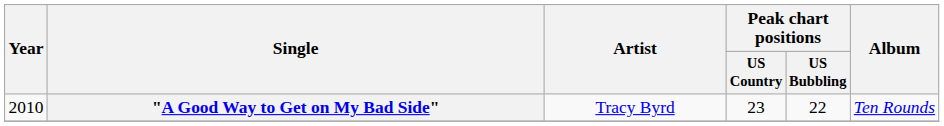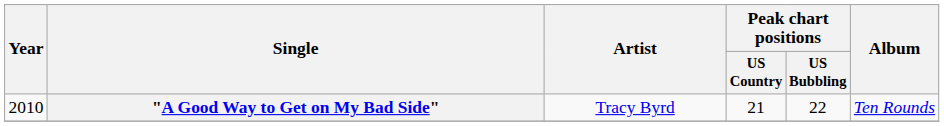(756, 107) 23 -> (756, 107) 21
